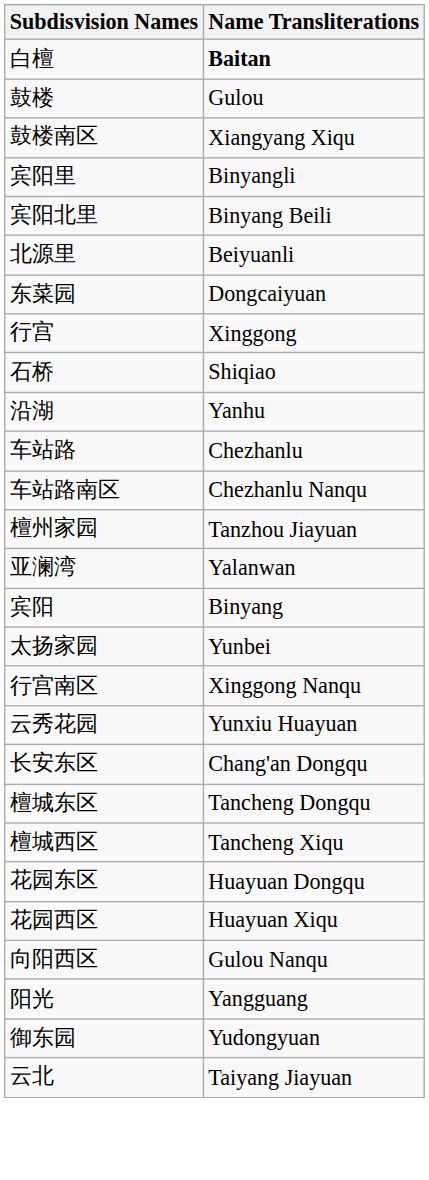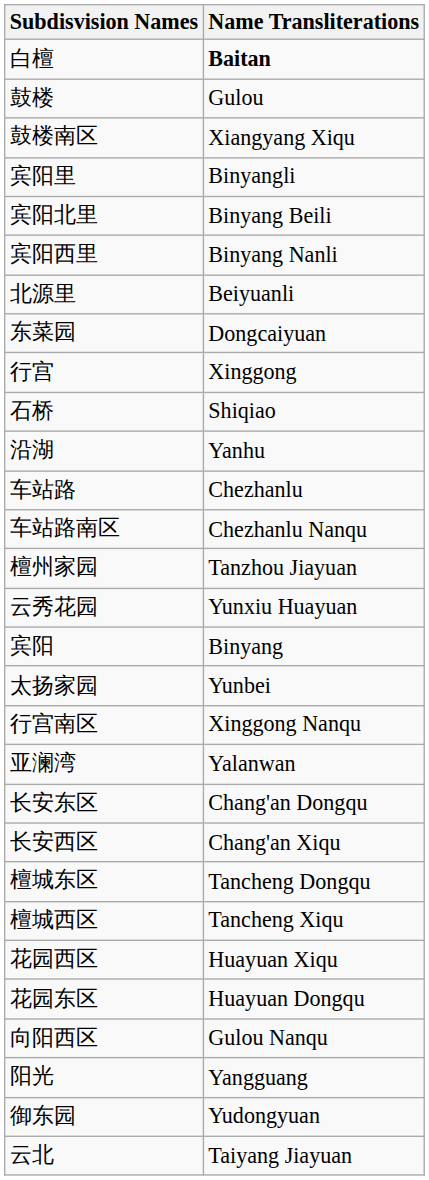+ row: (54, 254)
rows swapped: (54, 724) <-> (43, 567)
+ row: (54, 841)
rows swapped: (54, 880) <-> (54, 919)
